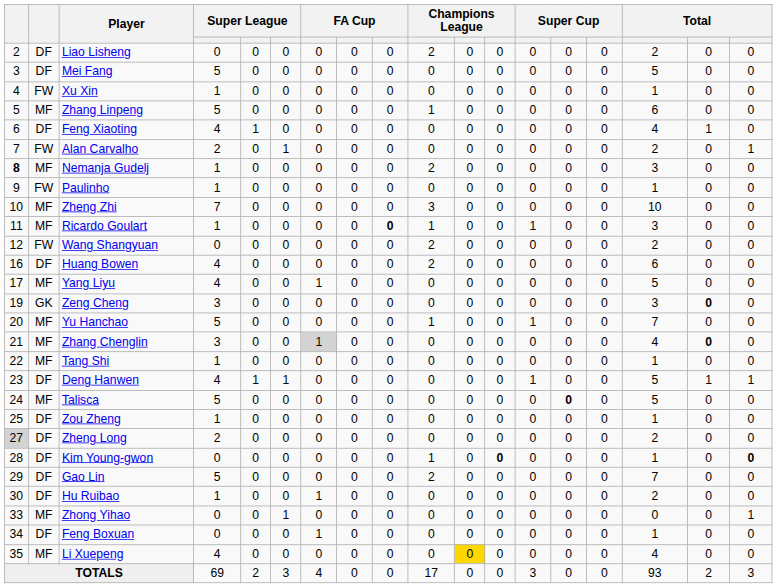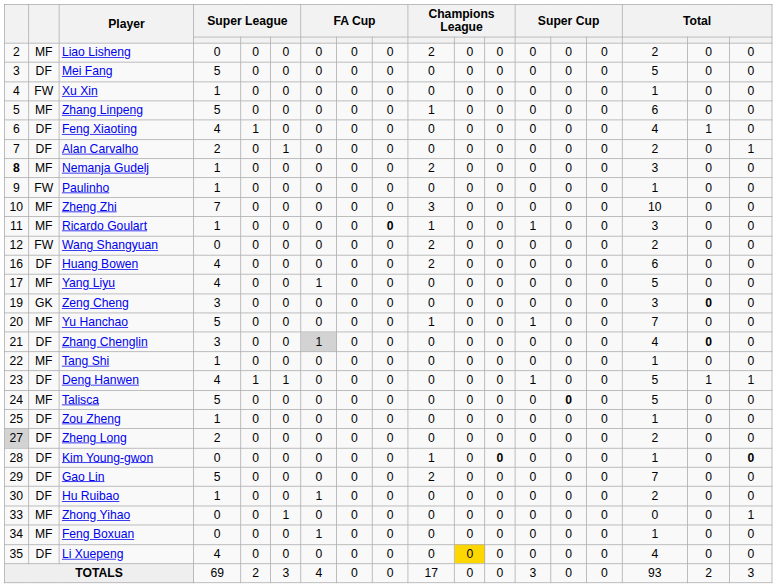(44, 52) DF -> (44, 52) MF
(44, 149) FW -> (44, 149) DF
(44, 341) MF -> (44, 341) DF
(44, 534) DF -> (44, 534) MF
(44, 554) MF -> (44, 554) DF
